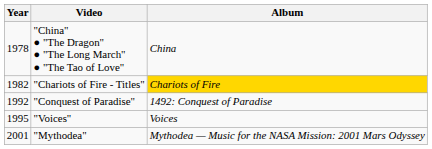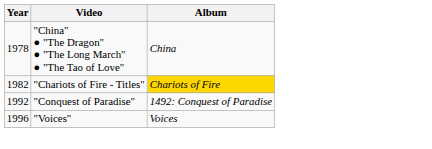(18, 118) 1995 -> (18, 118) 1996
- row: (60, 136)
